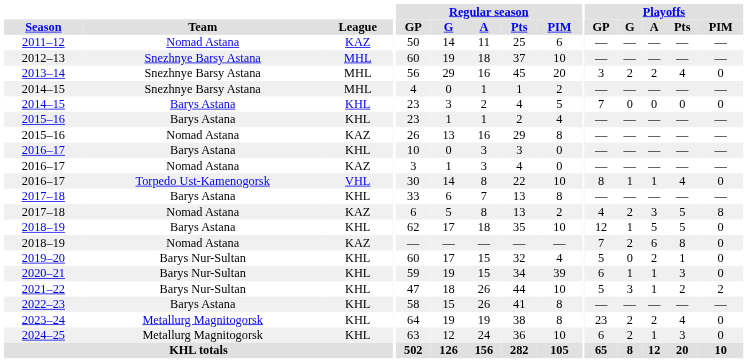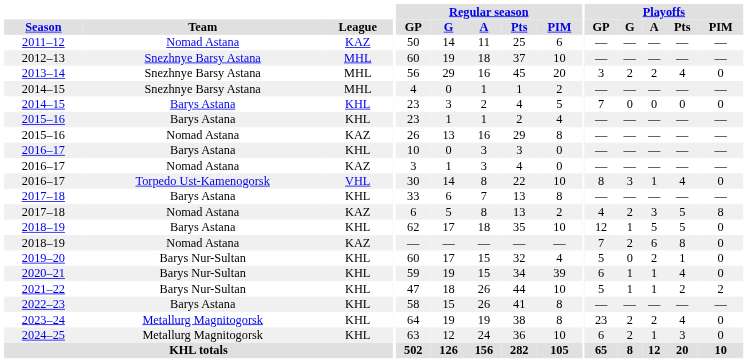(630, 181) 1 -> (630, 181) 3
(682, 273) 3 -> (682, 273) 4
(630, 289) 3 -> (630, 289) 1
